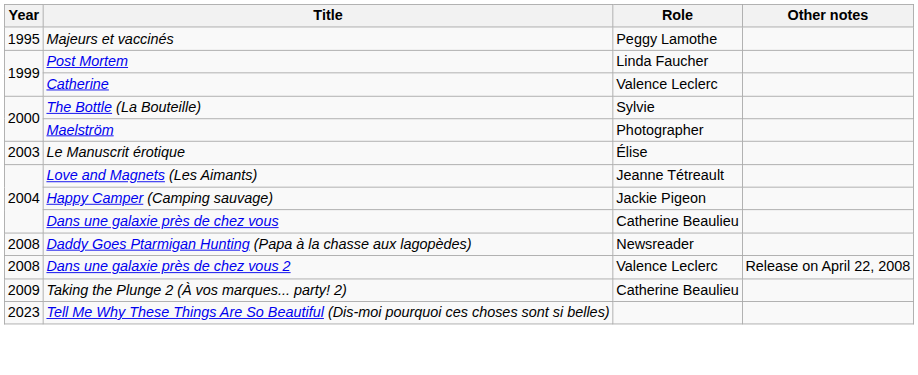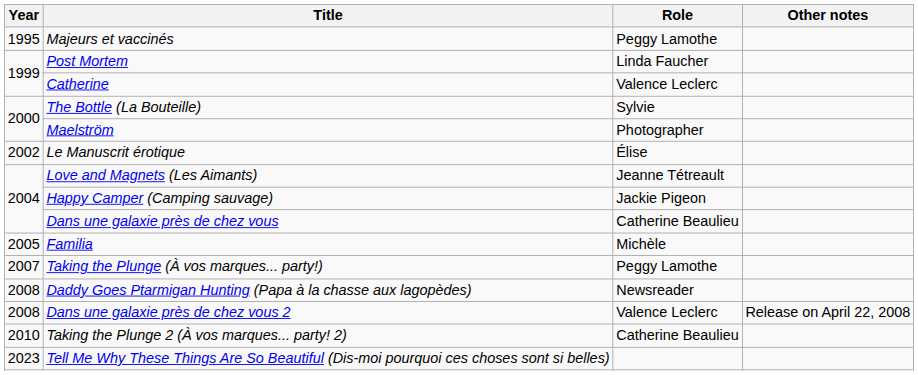(24, 152) 2003 -> (24, 152) 2002
+ row: (70, 244)
+ row: (185, 267)
(24, 289) 2009 -> (24, 335) 2010
